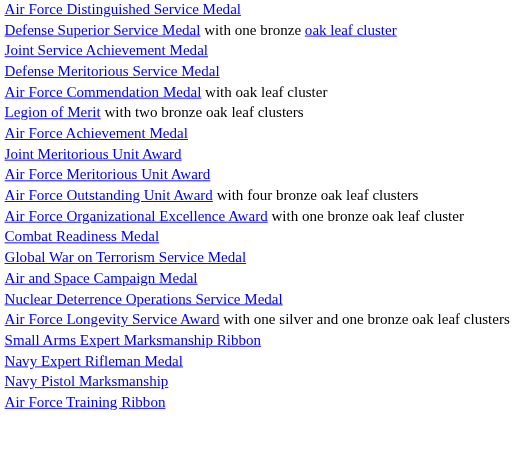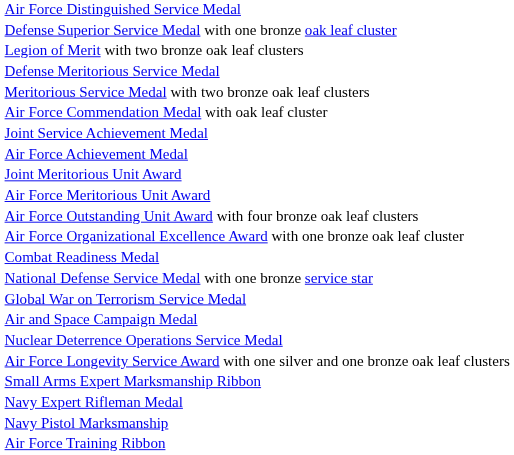rows swapped: (154, 112) <-> (106, 50)
+ row: (187, 92)
+ row: (189, 278)
